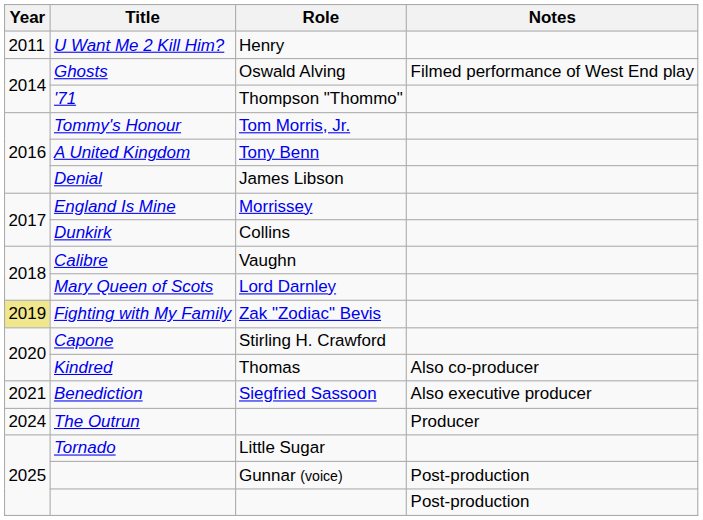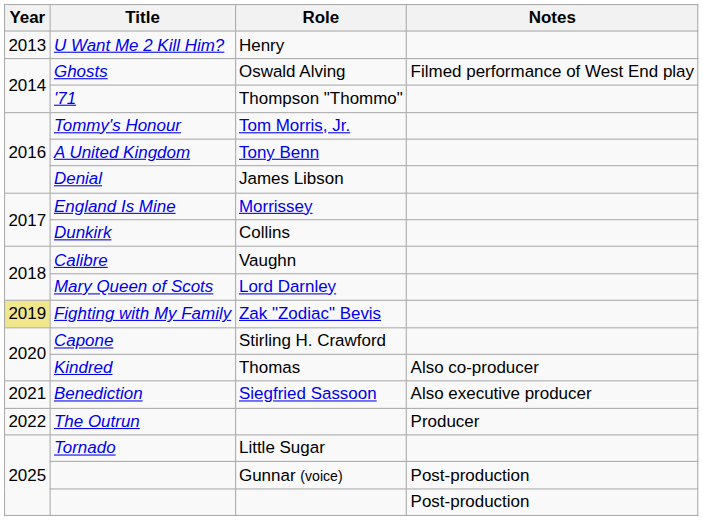(27, 44) 2011 -> (27, 44) 2013
(27, 421) 2024 -> (27, 421) 2022
